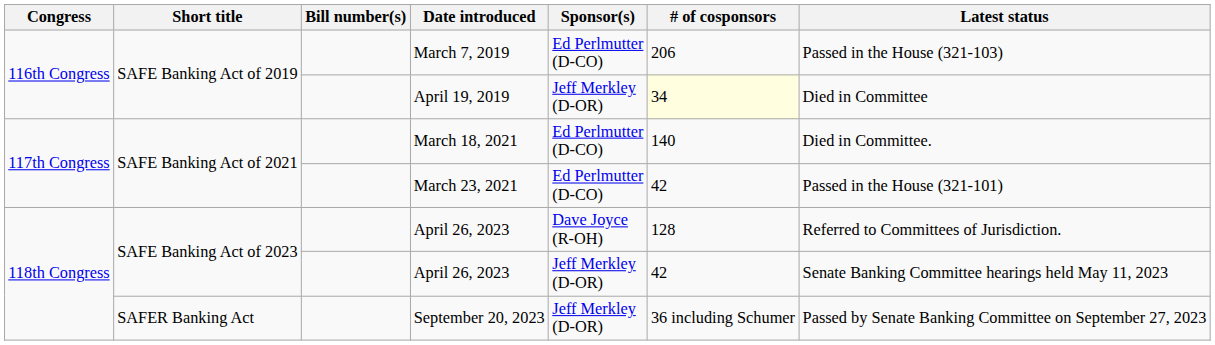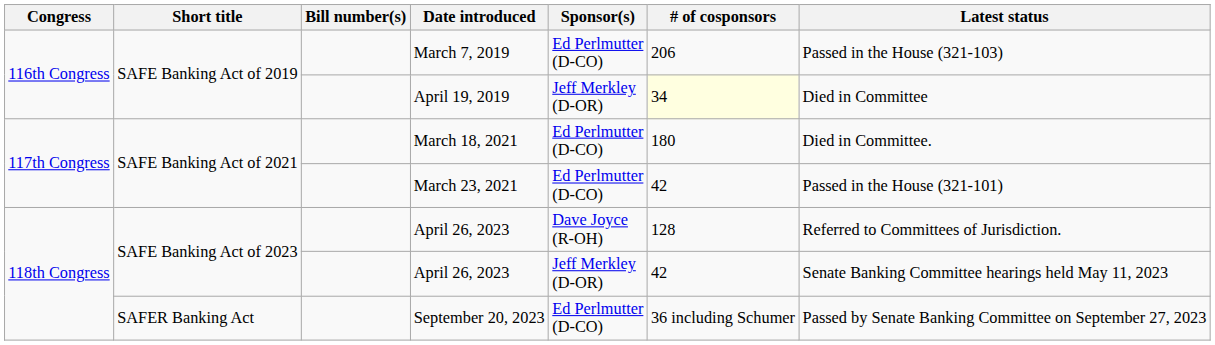(663, 140) 140 -> (663, 140) 180
(594, 317) Jeff Merkley (D-OR) -> (598, 317) Ed Perlmutter (D-CO)
